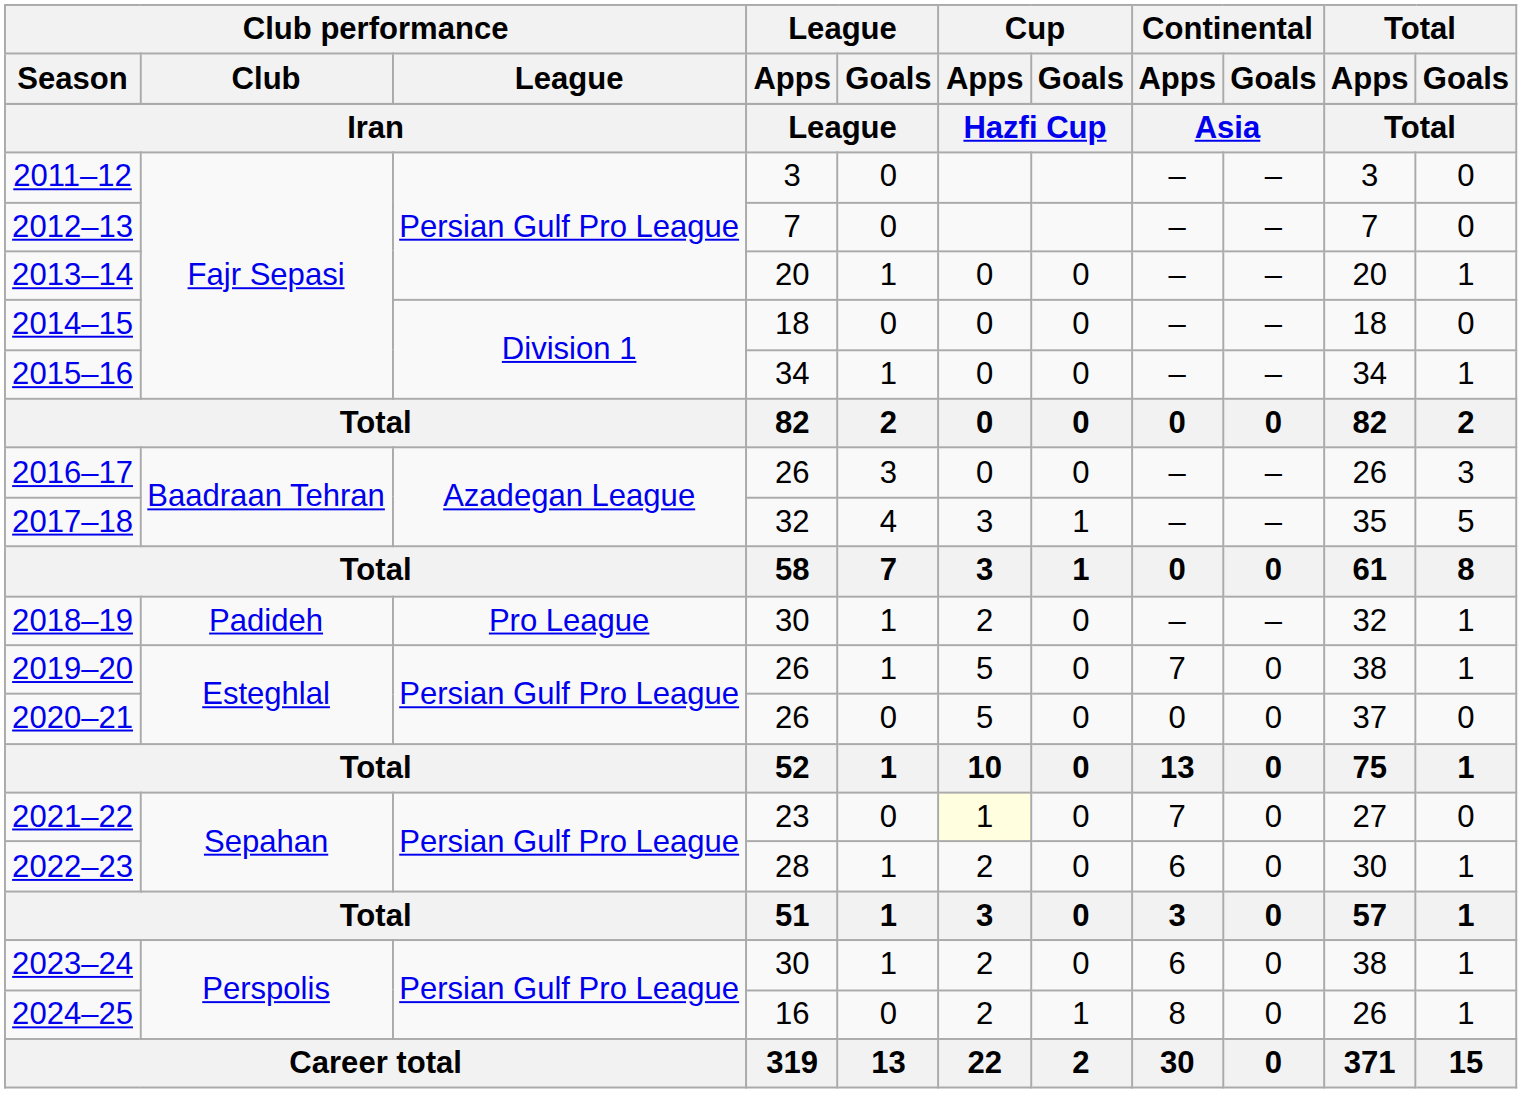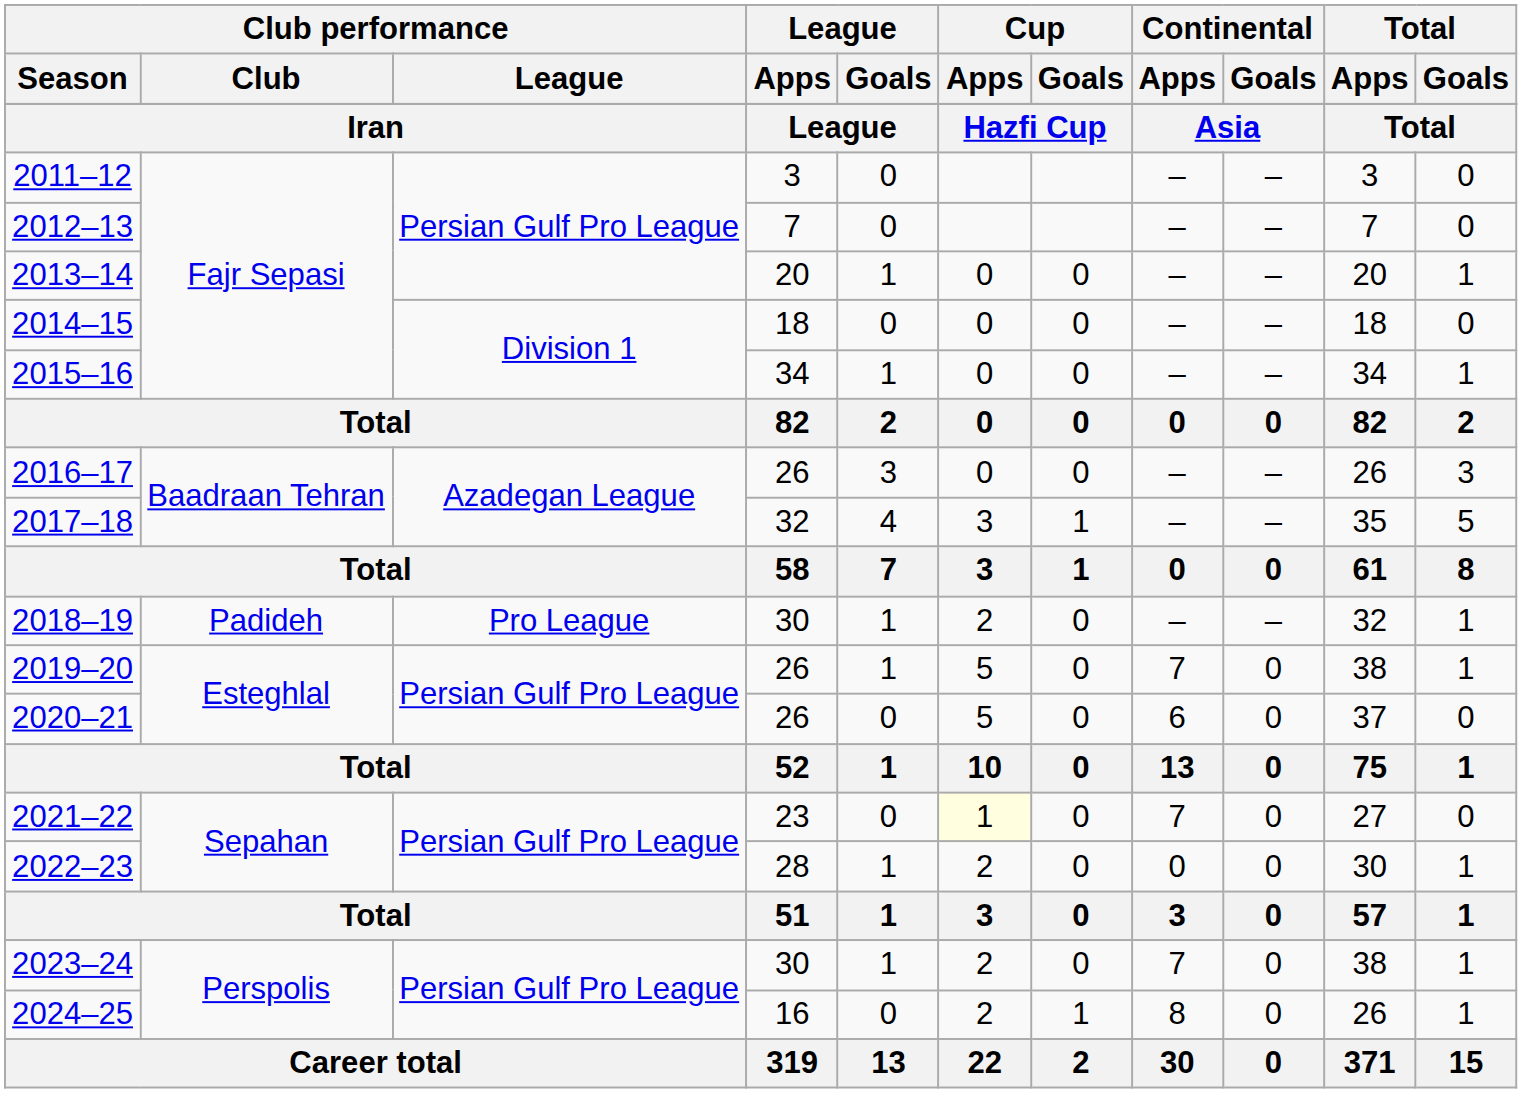(1177, 718) 0 -> (1177, 718) 6
(1177, 865) 6 -> (1177, 865) 0
(1177, 964) 6 -> (1177, 964) 7
